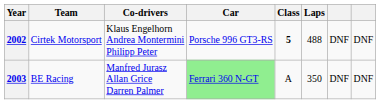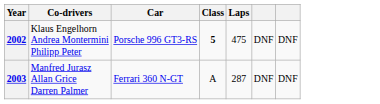- column: (66, 12)
(314, 40) 488 -> (239, 40) 475
(224, 79) lightgreen background -> (148, 79) no background
(314, 79) 350 -> (239, 79) 287
